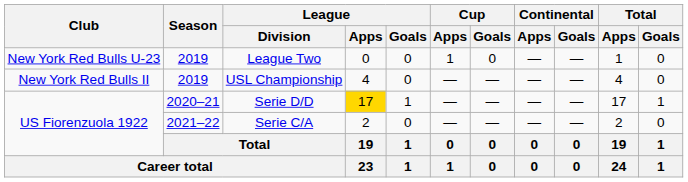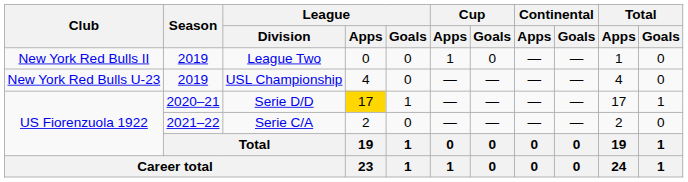(84, 58) New York Red Bulls U-23 -> (84, 58) New York Red Bulls II
(84, 79) New York Red Bulls II -> (84, 79) New York Red Bulls U-23
